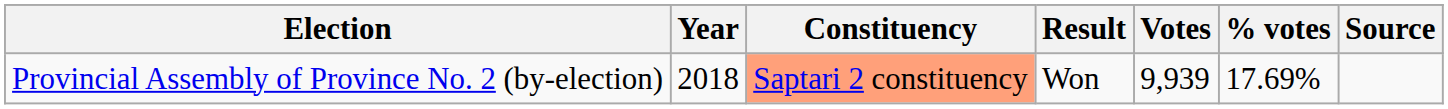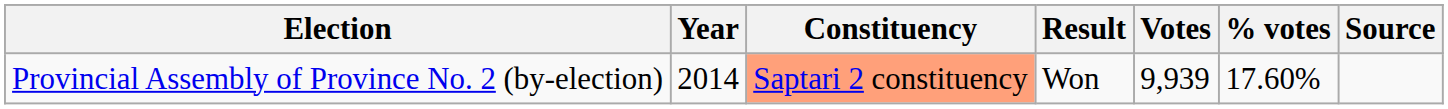(708, 77) 2018 -> (708, 77) 2014
(1273, 77) 17.69% -> (1273, 77) 17.60%
